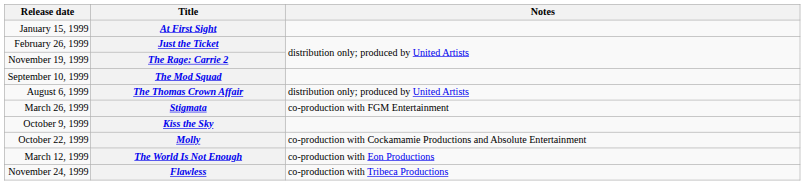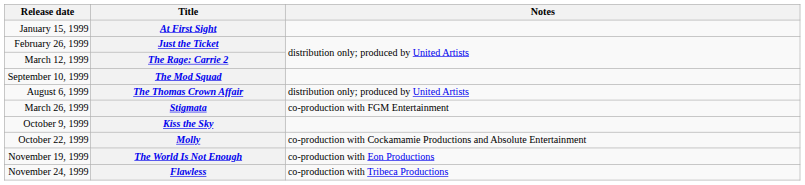(48, 60) November 19, 1999 -> (56, 60) March 12, 1999
(56, 156) March 12, 1999 -> (48, 156) November 19, 1999
